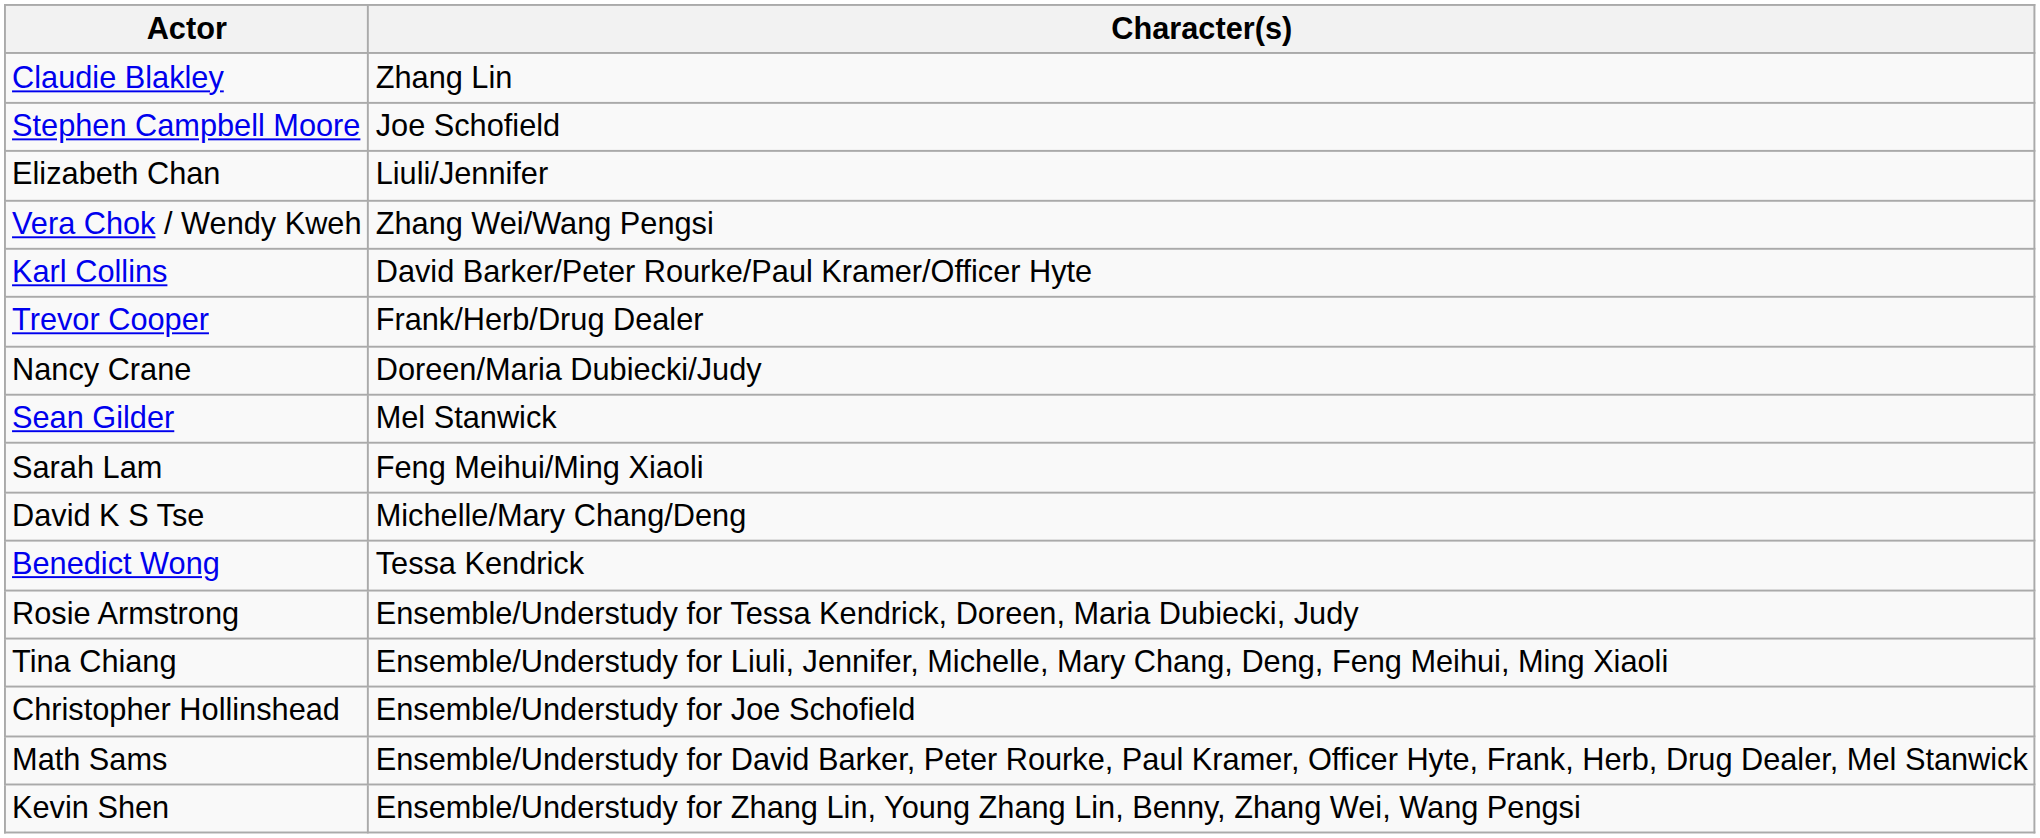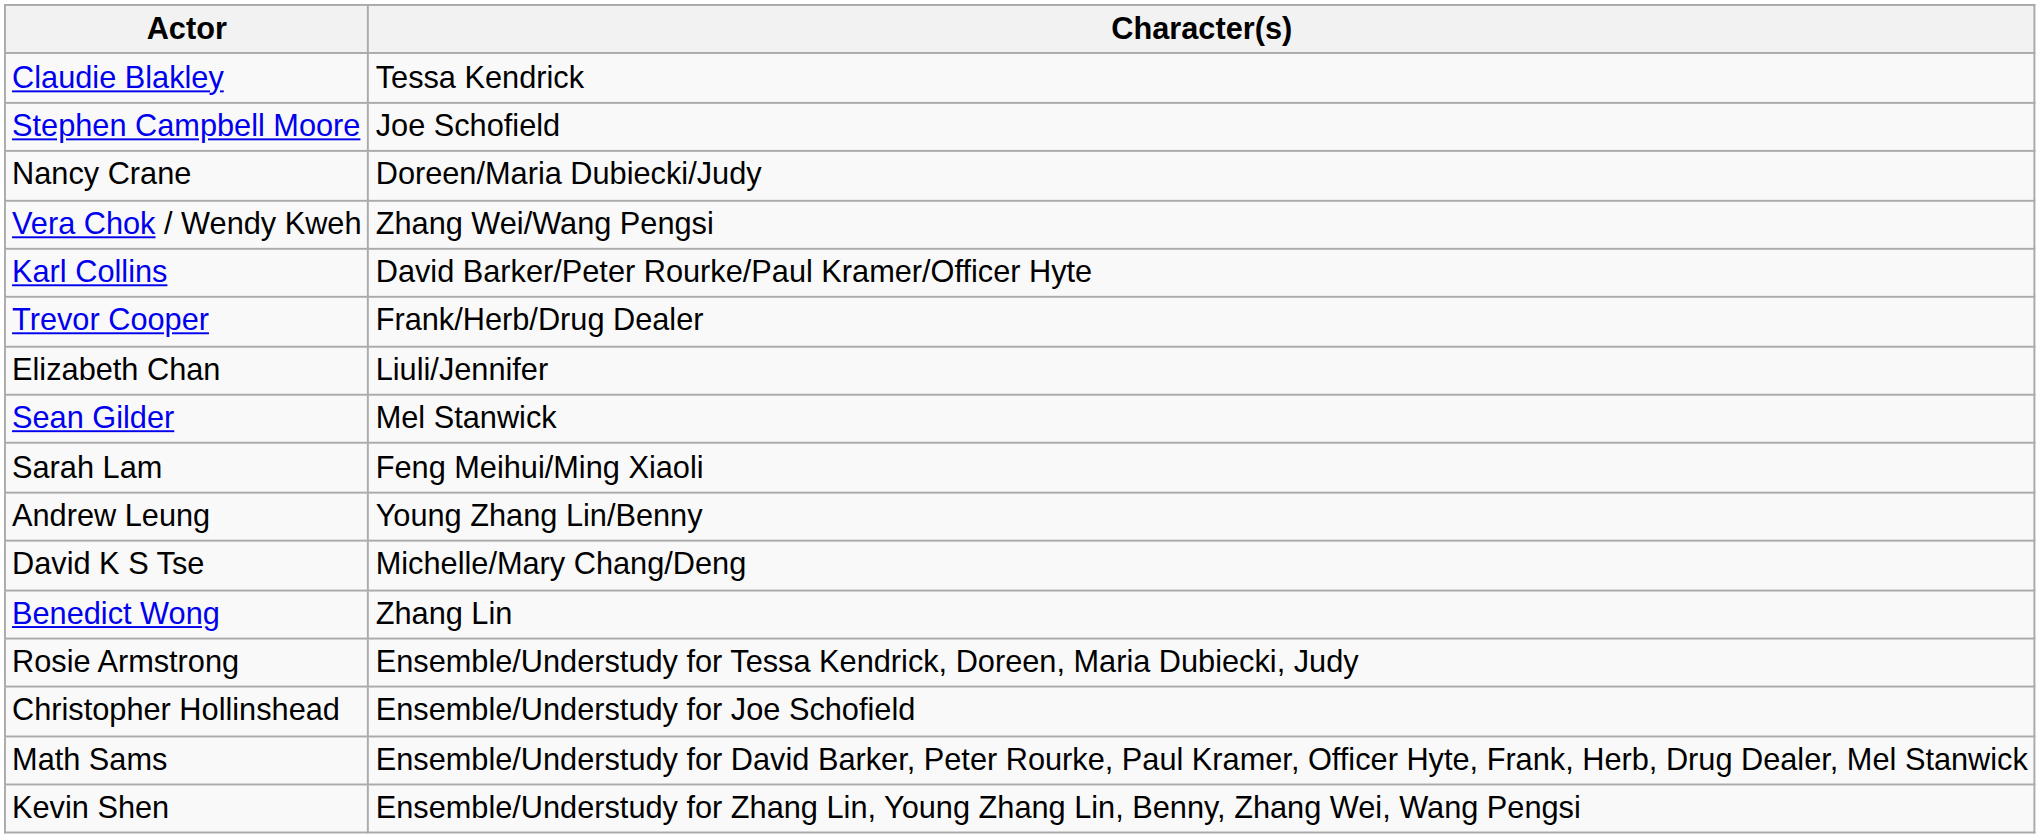(444, 77) Zhang Lin -> (480, 77) Tessa Kendrick
rows swapped: (116, 175) <-> (102, 369)
+ row: (111, 516)
(480, 564) Tessa Kendrick -> (444, 613) Zhang Lin
- row: (94, 662)
